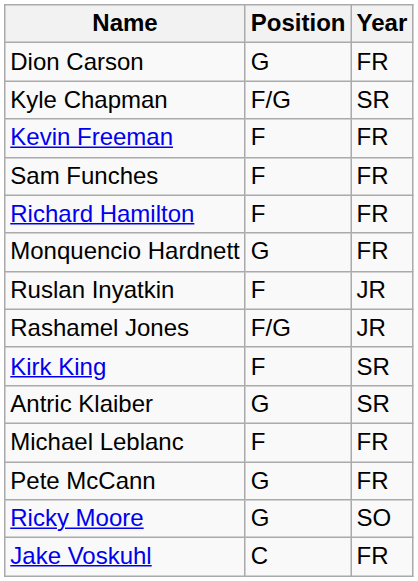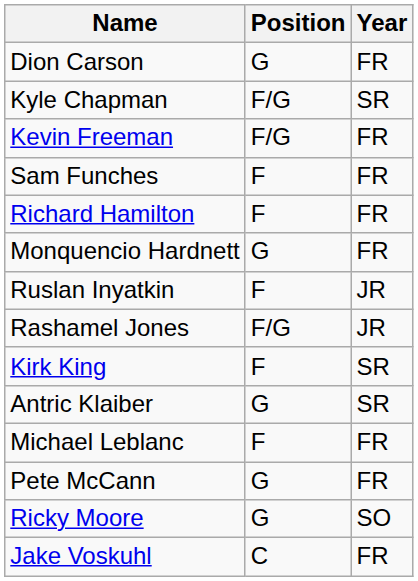(258, 137) F -> (271, 137) F/G
